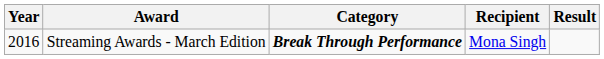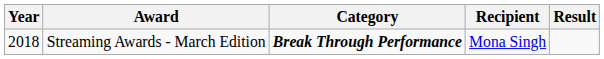(24, 41) 2016 -> (24, 41) 2018
